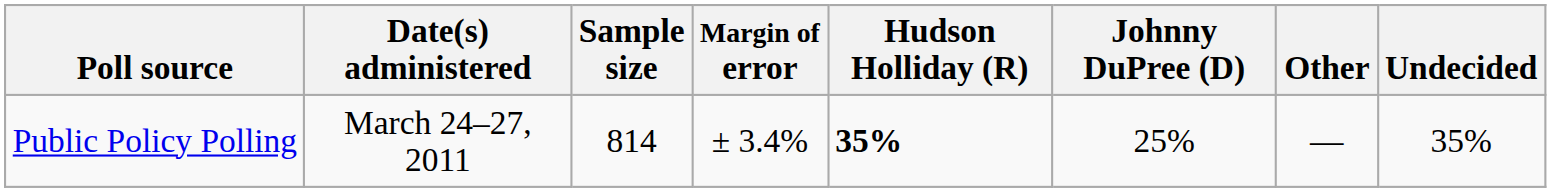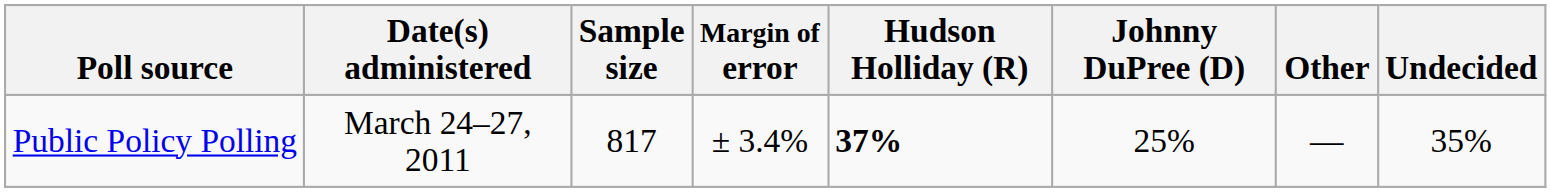(632, 140) 814 -> (632, 140) 817
(869, 140) 35% -> (869, 140) 37%
